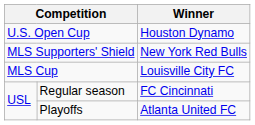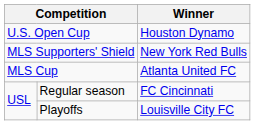(187, 71) Louisville City FC -> (188, 71) Atlanta United FC
(188, 110) Atlanta United FC -> (187, 110) Louisville City FC
